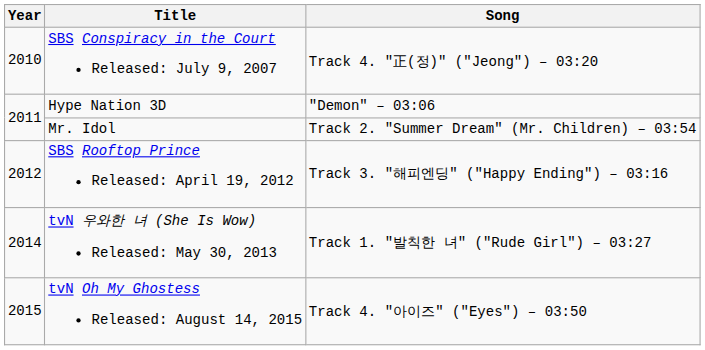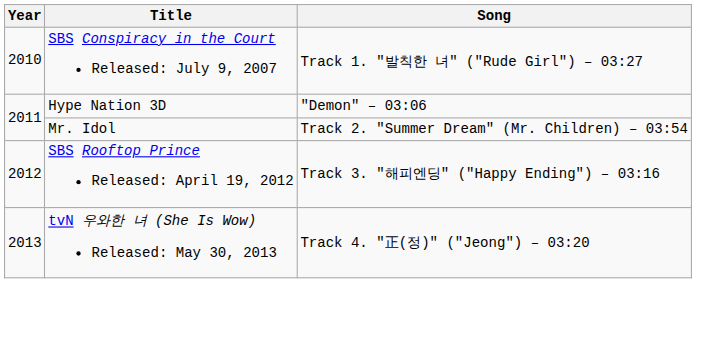(453, 62) Track 4. "正(정)" ("Jeong") – 03:20 -> (472, 62) Track 1. "발칙한 녀" ("Rude Girl") – 03:27
(25, 243) 2014 -> (25, 243) 2013
(480, 243) Track 1. "발칙한 녀" ("Rude Girl") – 03:27 -> (445, 243) Track 4. "正(정)" ("Jeong") – 03:20
- row: (175, 304)
